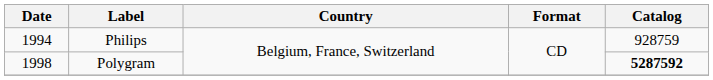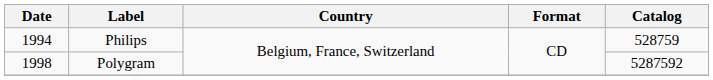(657, 39) 928759 -> (657, 39) 528759
(657, 63) bold -> (657, 63) normal
